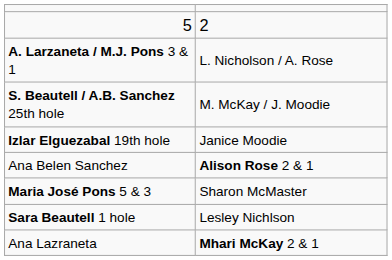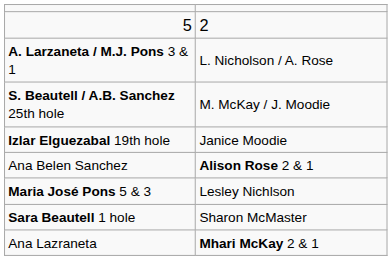(253, 192) Sharon McMaster -> (247, 192) Lesley Nichlson
(247, 217) Lesley Nichlson -> (253, 217) Sharon McMaster
